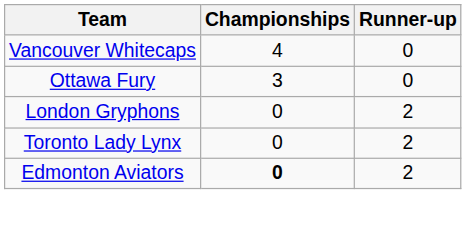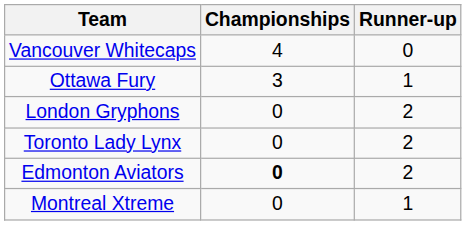(408, 81) 0 -> (408, 81) 1
+ row: (103, 204)
